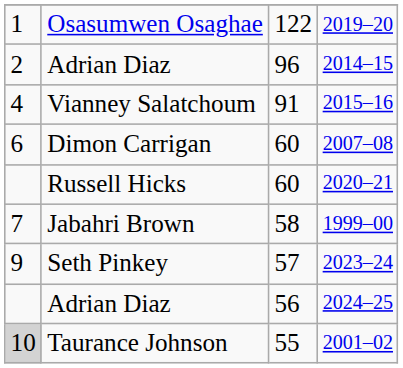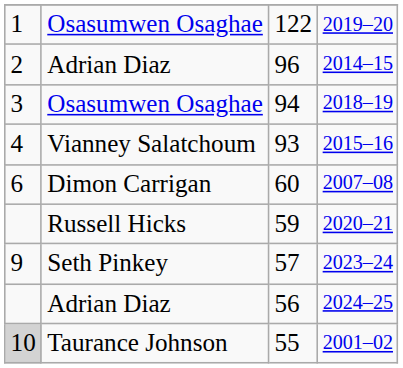+ row: (358, 104)
(287, 104) 91 -> (287, 143) 93
(287, 183) 60 -> (287, 223) 59
- row: (358, 223)
